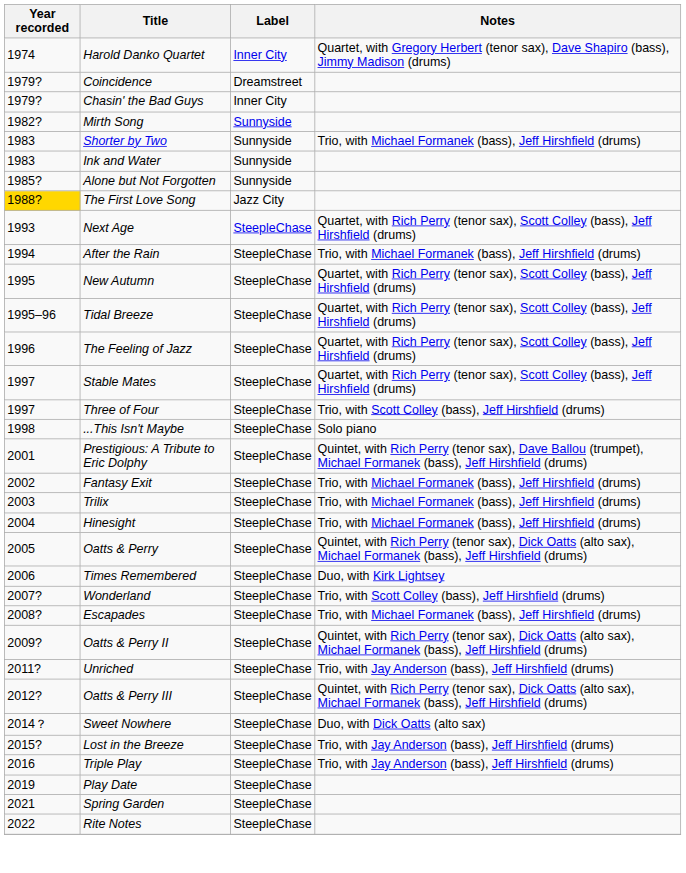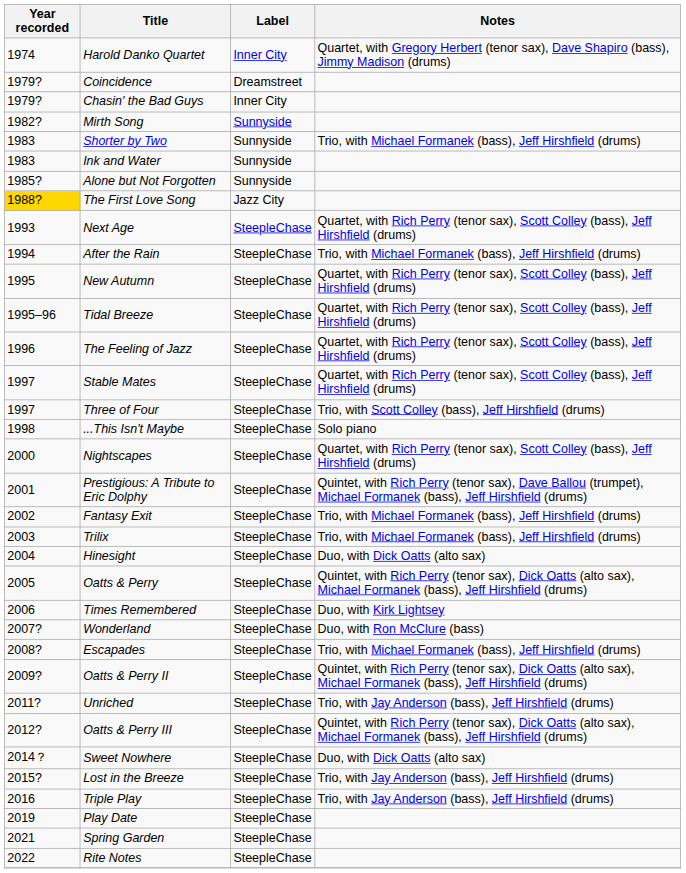+ row: (117, 456)
(479, 522) Trio, with Michael Formanek (bass), Jeff Hirshfield (drums) -> (401, 556) Duo, with Dick Oatts (alto sax)
(461, 595) Trio, with Scott Colley (bass), Jeff Hirshfield (drums) -> (401, 629) Duo, with Ron McClure (bass)
